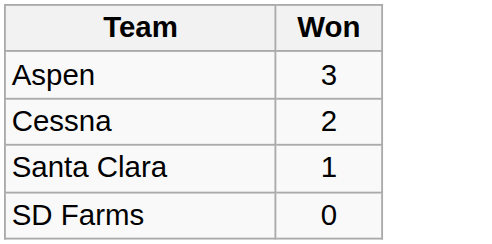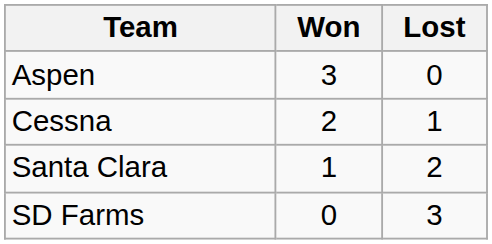+ column: (434, 27)
